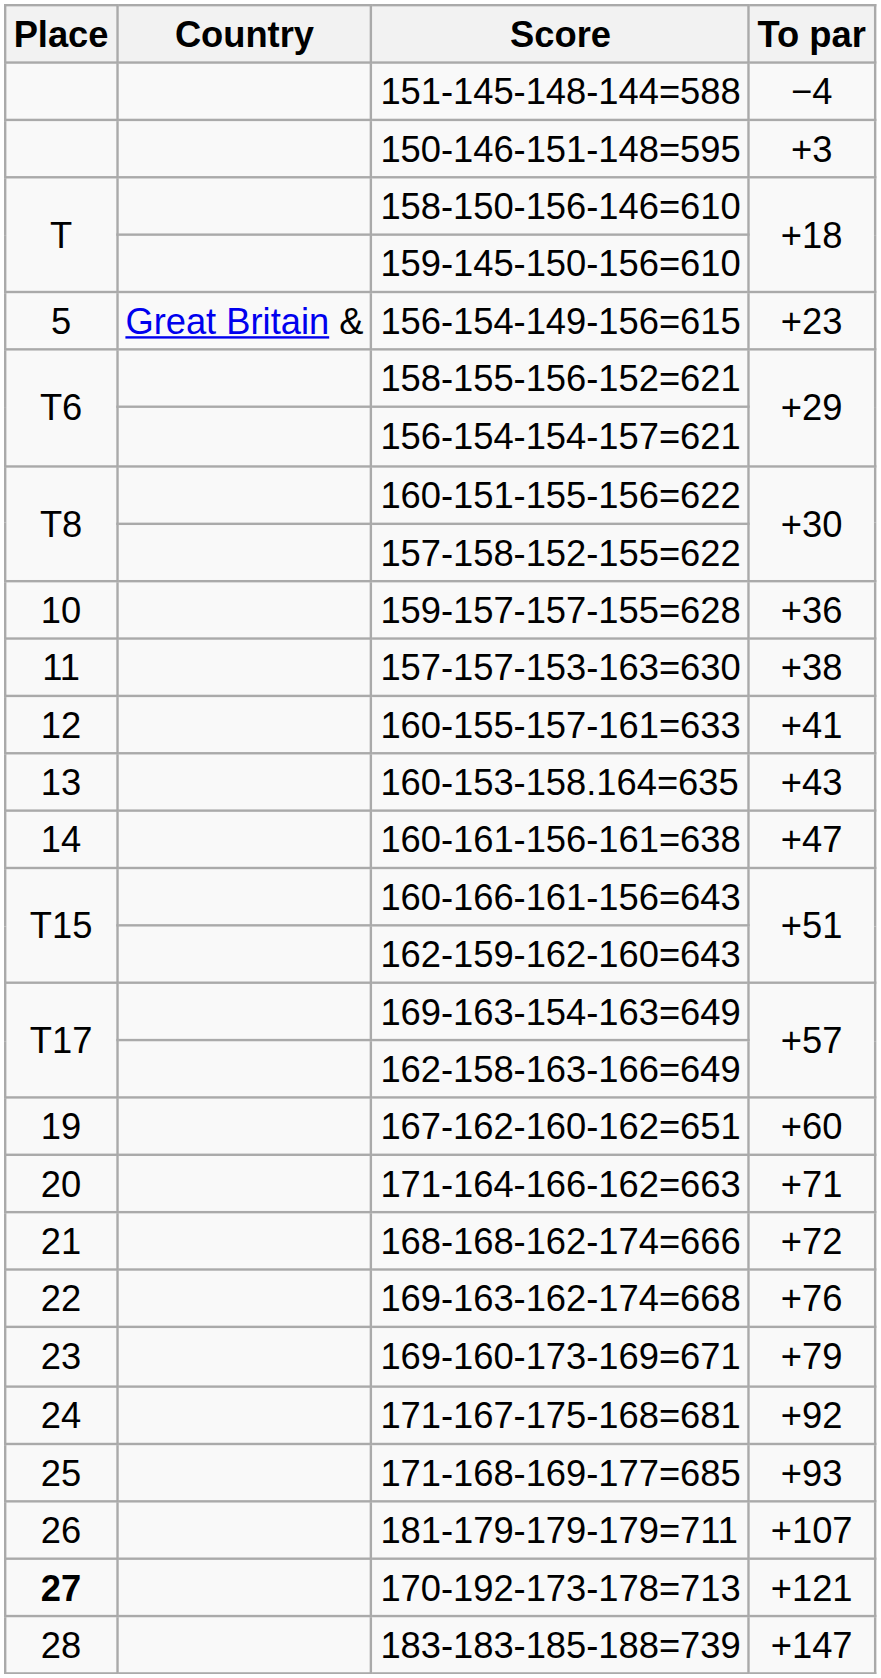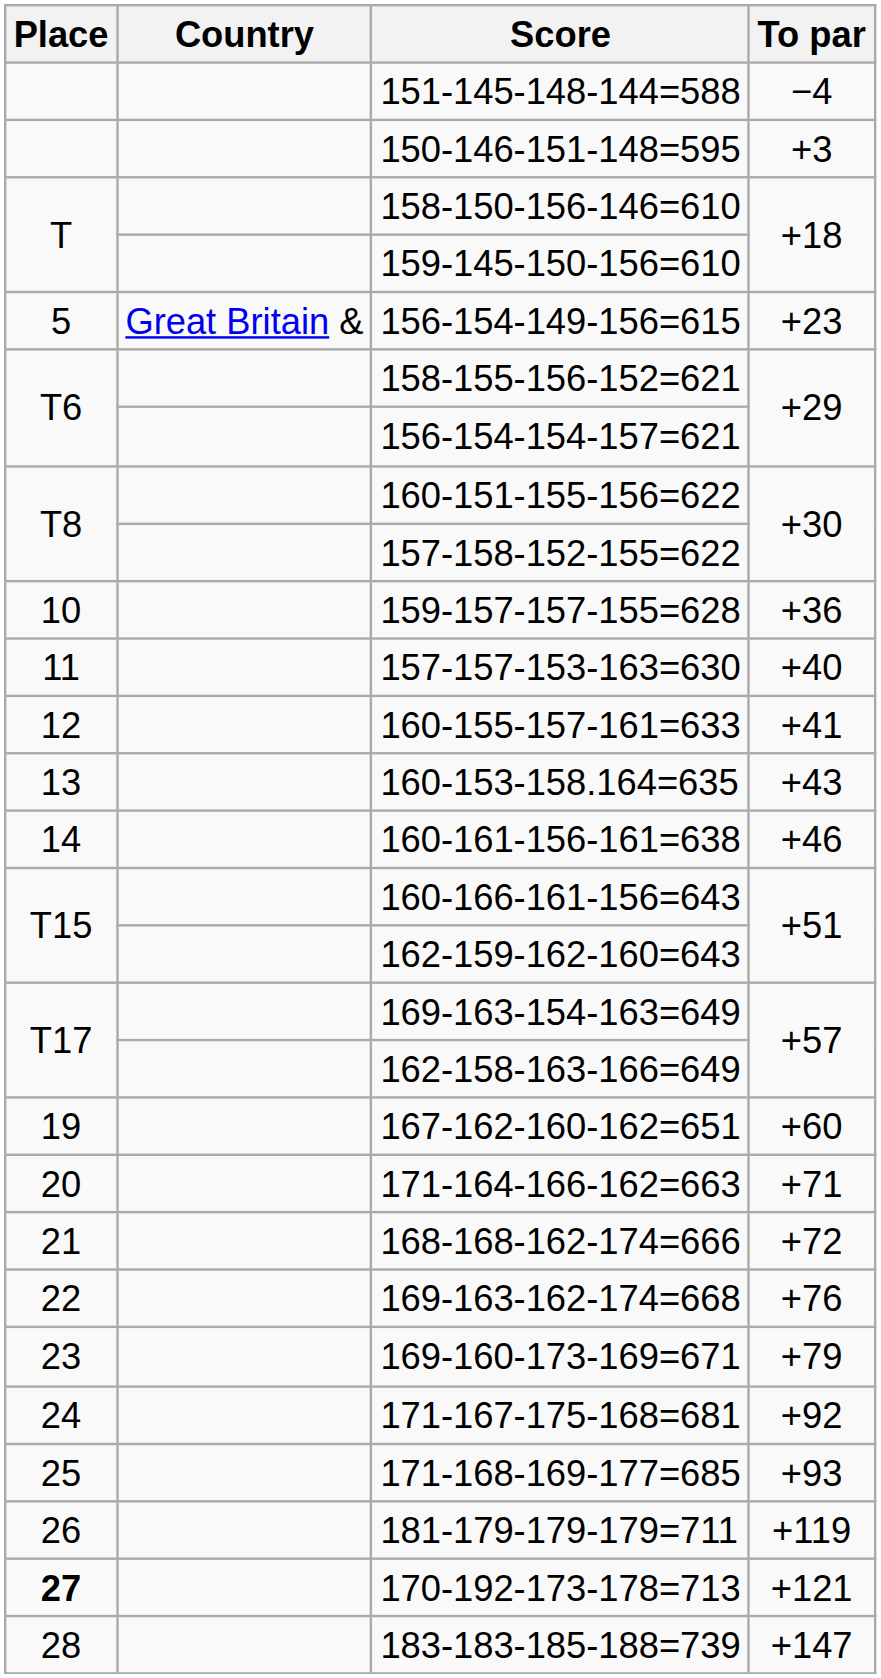(812, 667) +38 -> (812, 667) +40
(812, 839) +47 -> (812, 839) +46
(812, 1529) +107 -> (812, 1529) +119
